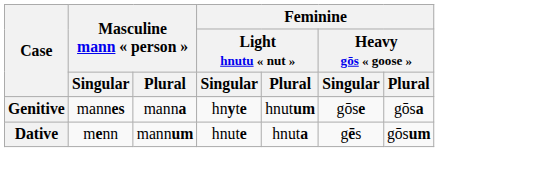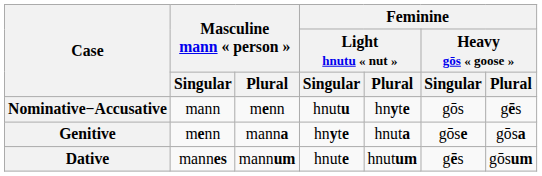+ row: (87, 109)
(101, 109) mannes -> (203, 134) menn
(290, 109) hnutum -> (392, 134) hnuta
(101, 134) menn -> (203, 158) mannes
(290, 134) hnuta -> (392, 158) hnutum
